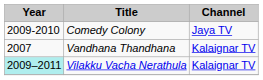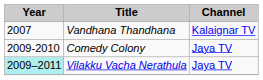rows swapped: (121, 48) <-> (106, 30)
(224, 65) Kalaignar TV -> (212, 65) Jaya TV
